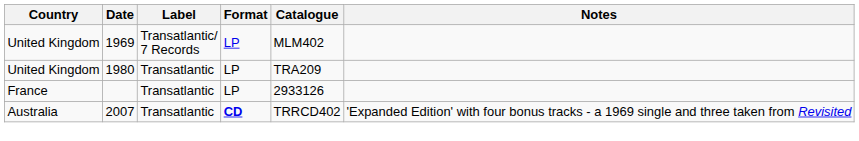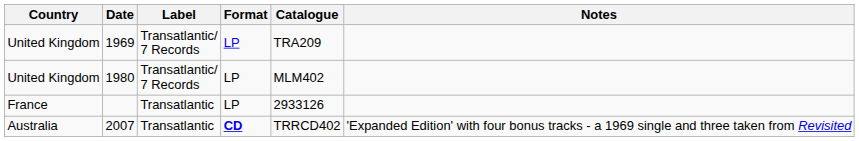(299, 42) MLM402 -> (297, 42) TRA209
(177, 70) Transatlantic -> (179, 77) Transatlantic/ 7 Records
(297, 70) TRA209 -> (299, 77) MLM402
